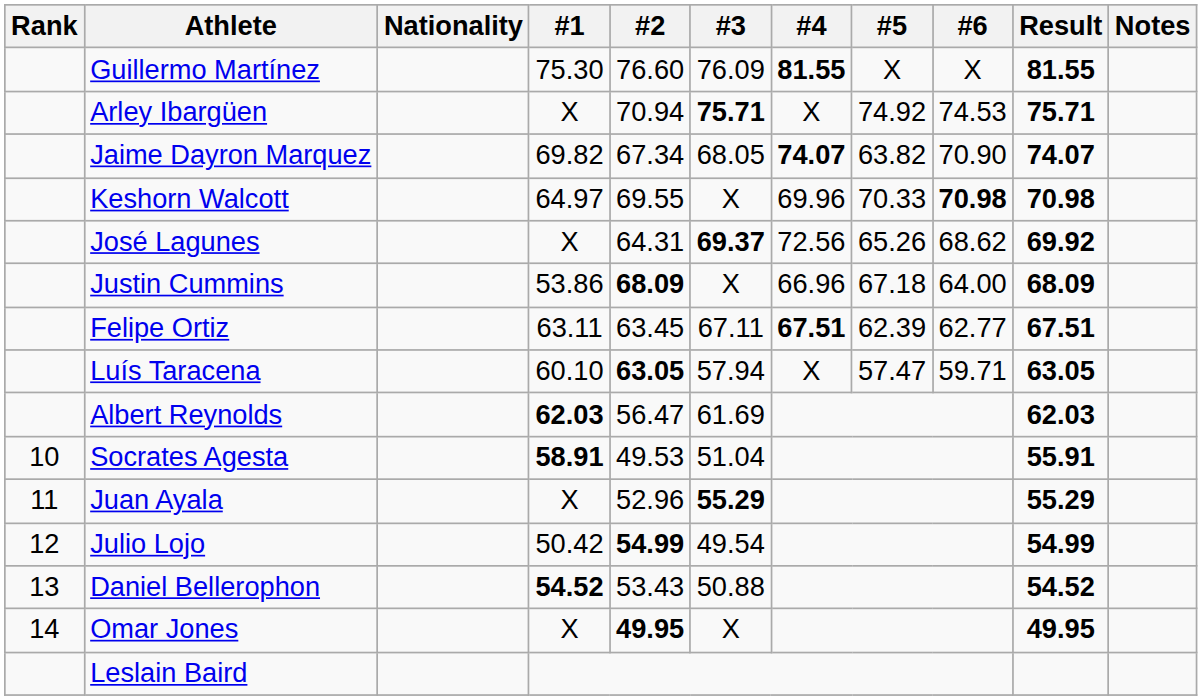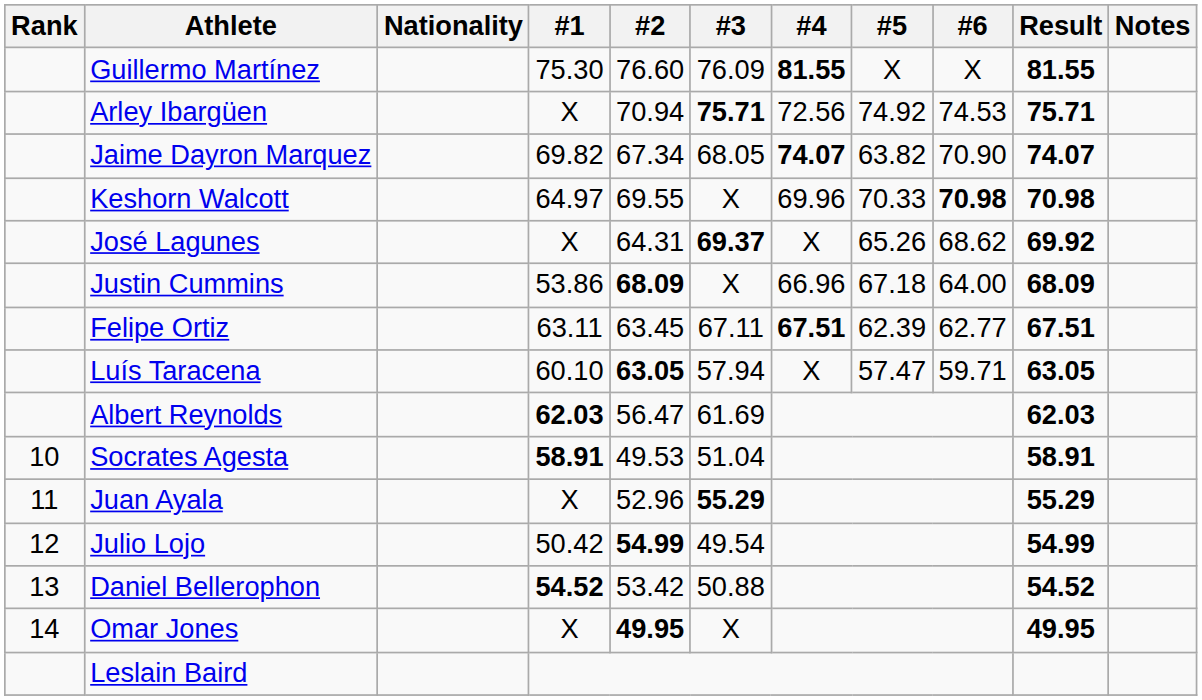(811, 112) X -> (811, 112) 72.56
(811, 241) 72.56 -> (811, 241) X
(1061, 457) 55.91 -> (1061, 457) 58.91
(650, 586) 53.43 -> (650, 586) 53.42
